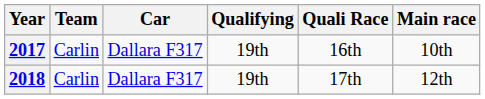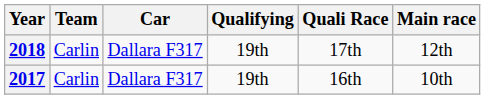rows swapped: (27, 49) <-> (27, 79)
